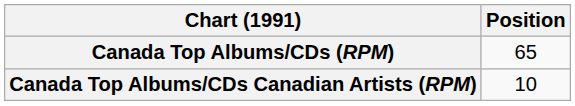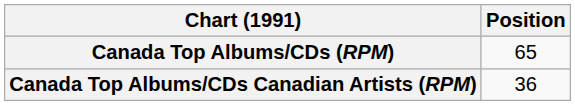(526, 84) 10 -> (526, 84) 36
